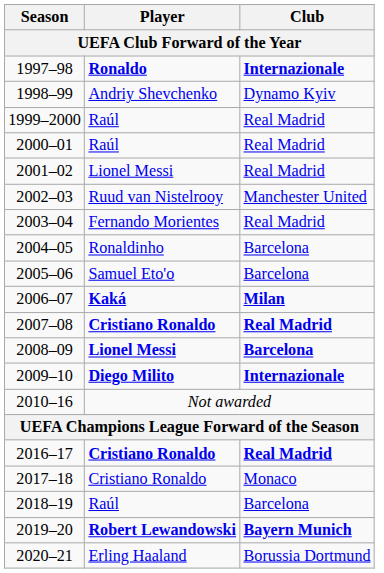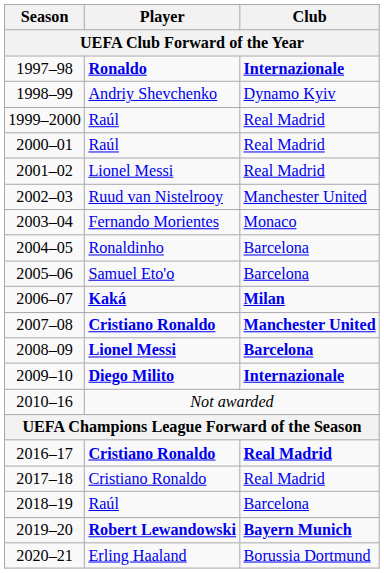(284, 222) Real Madrid -> (270, 222) Monaco
(288, 324) Real Madrid -> (310, 324) Manchester United
(270, 478) Monaco -> (284, 478) Real Madrid
